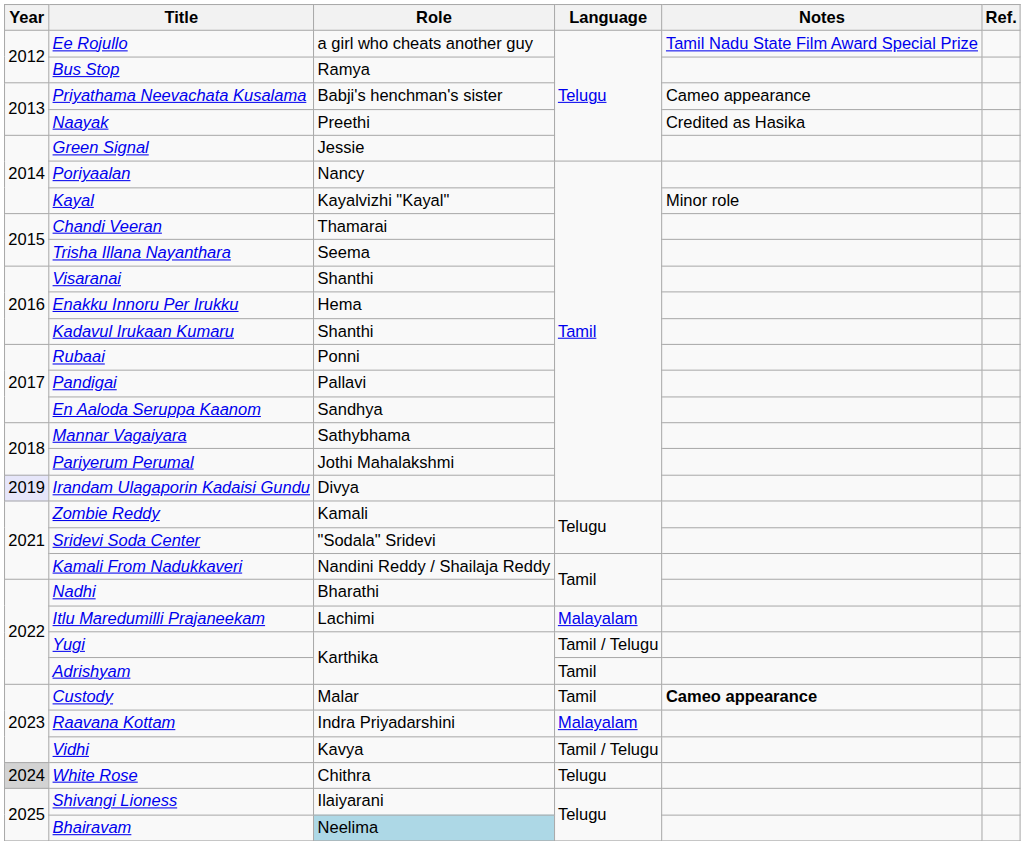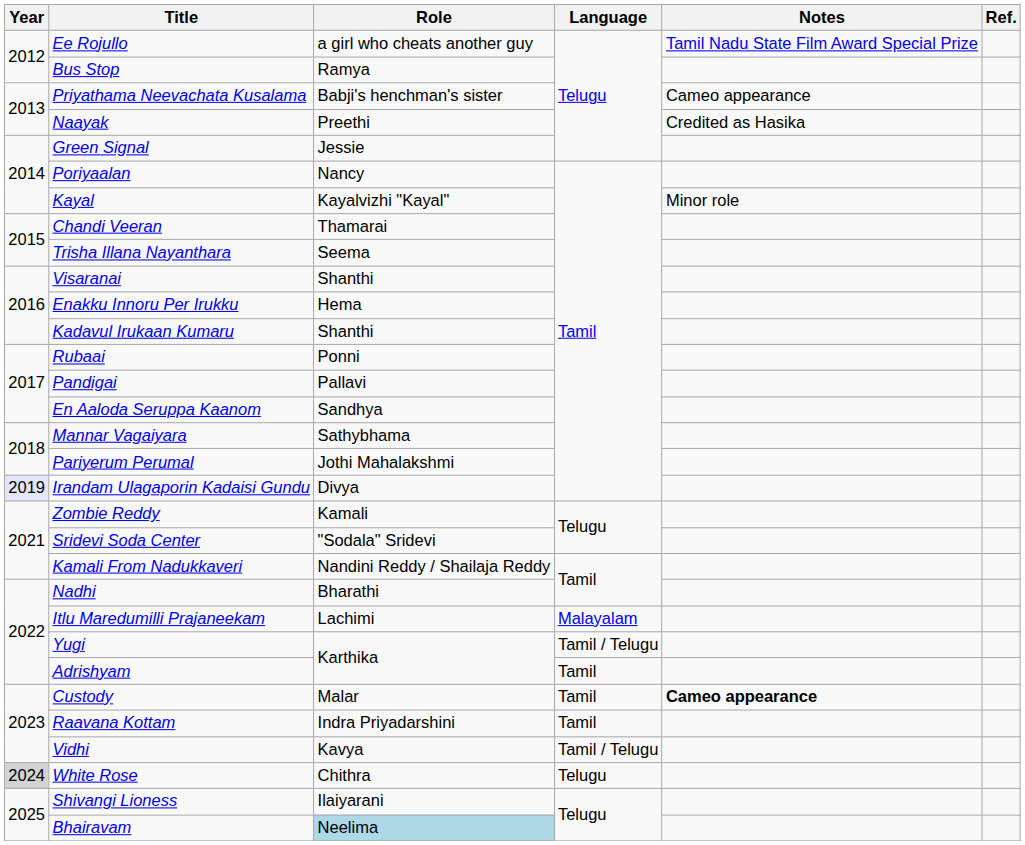(598, 723) Malayalam -> (577, 723) Tamil
